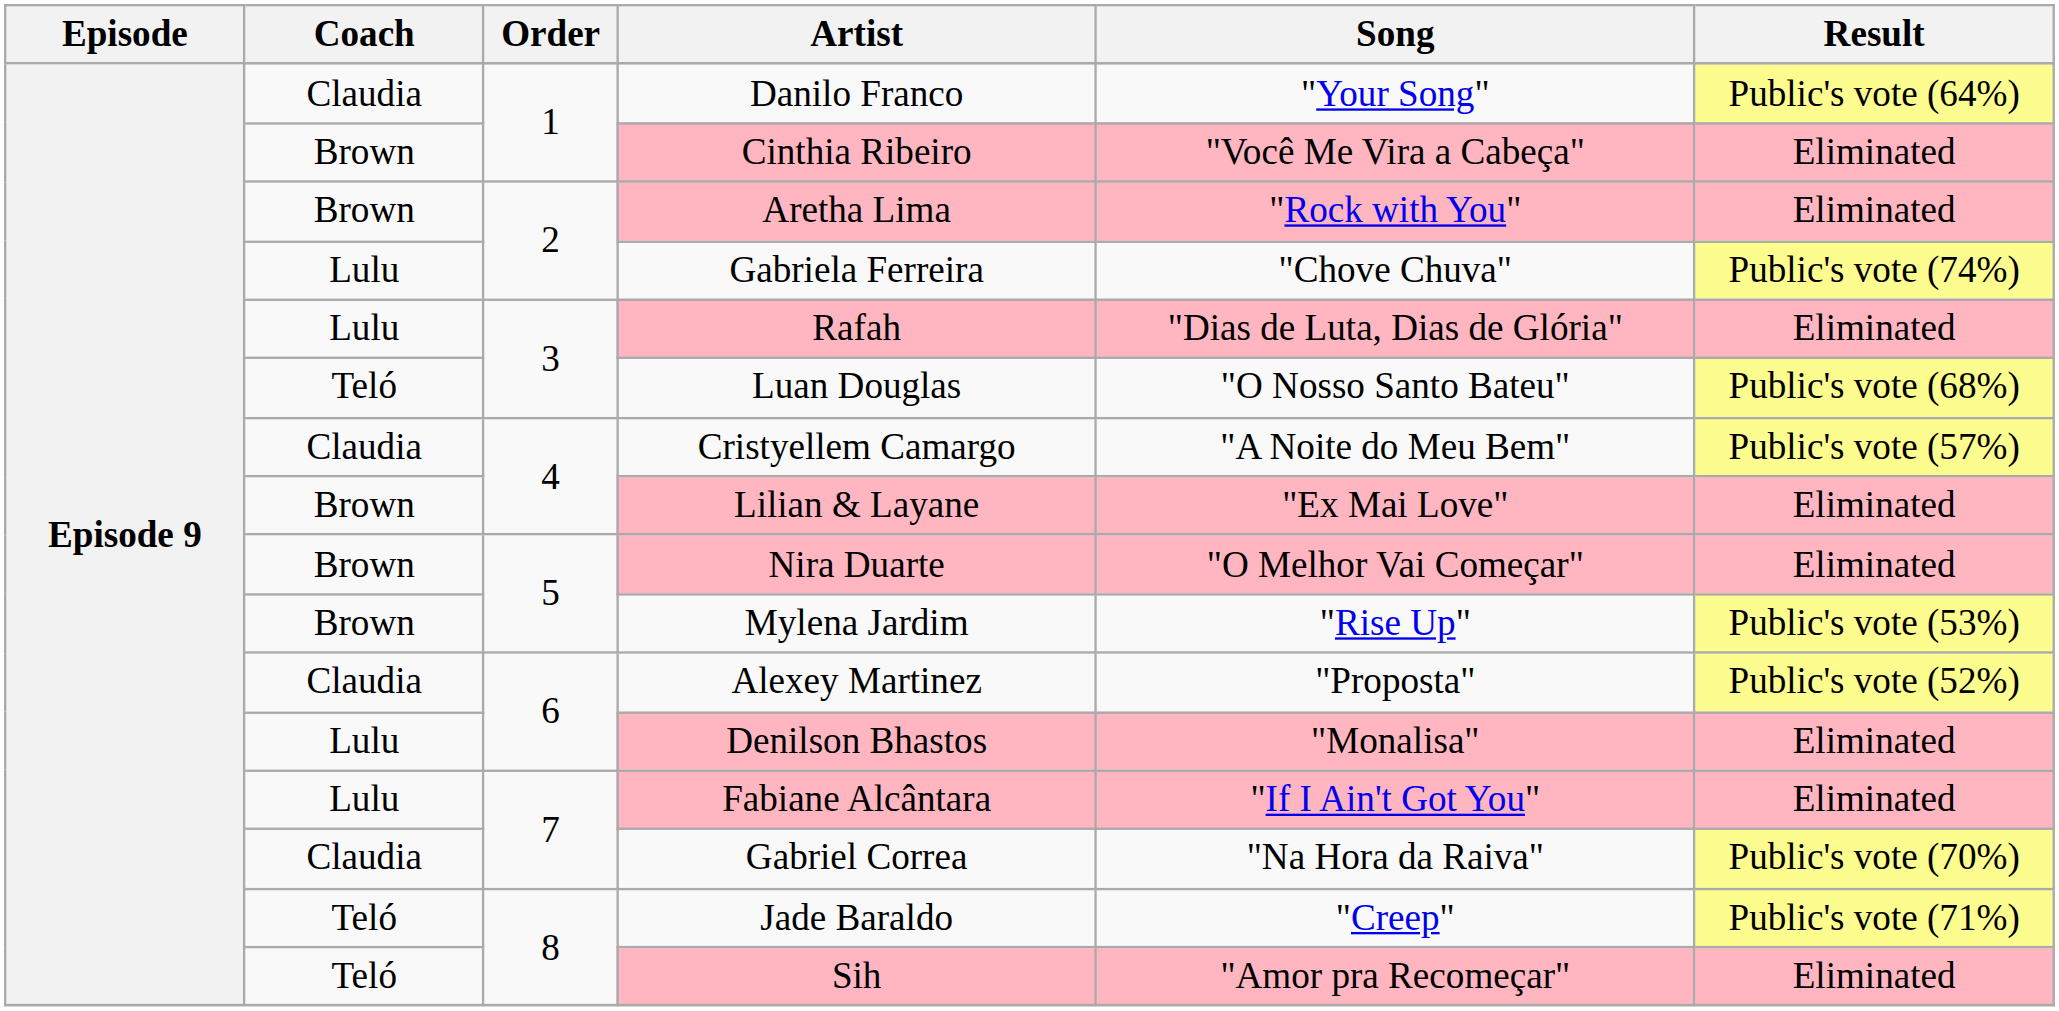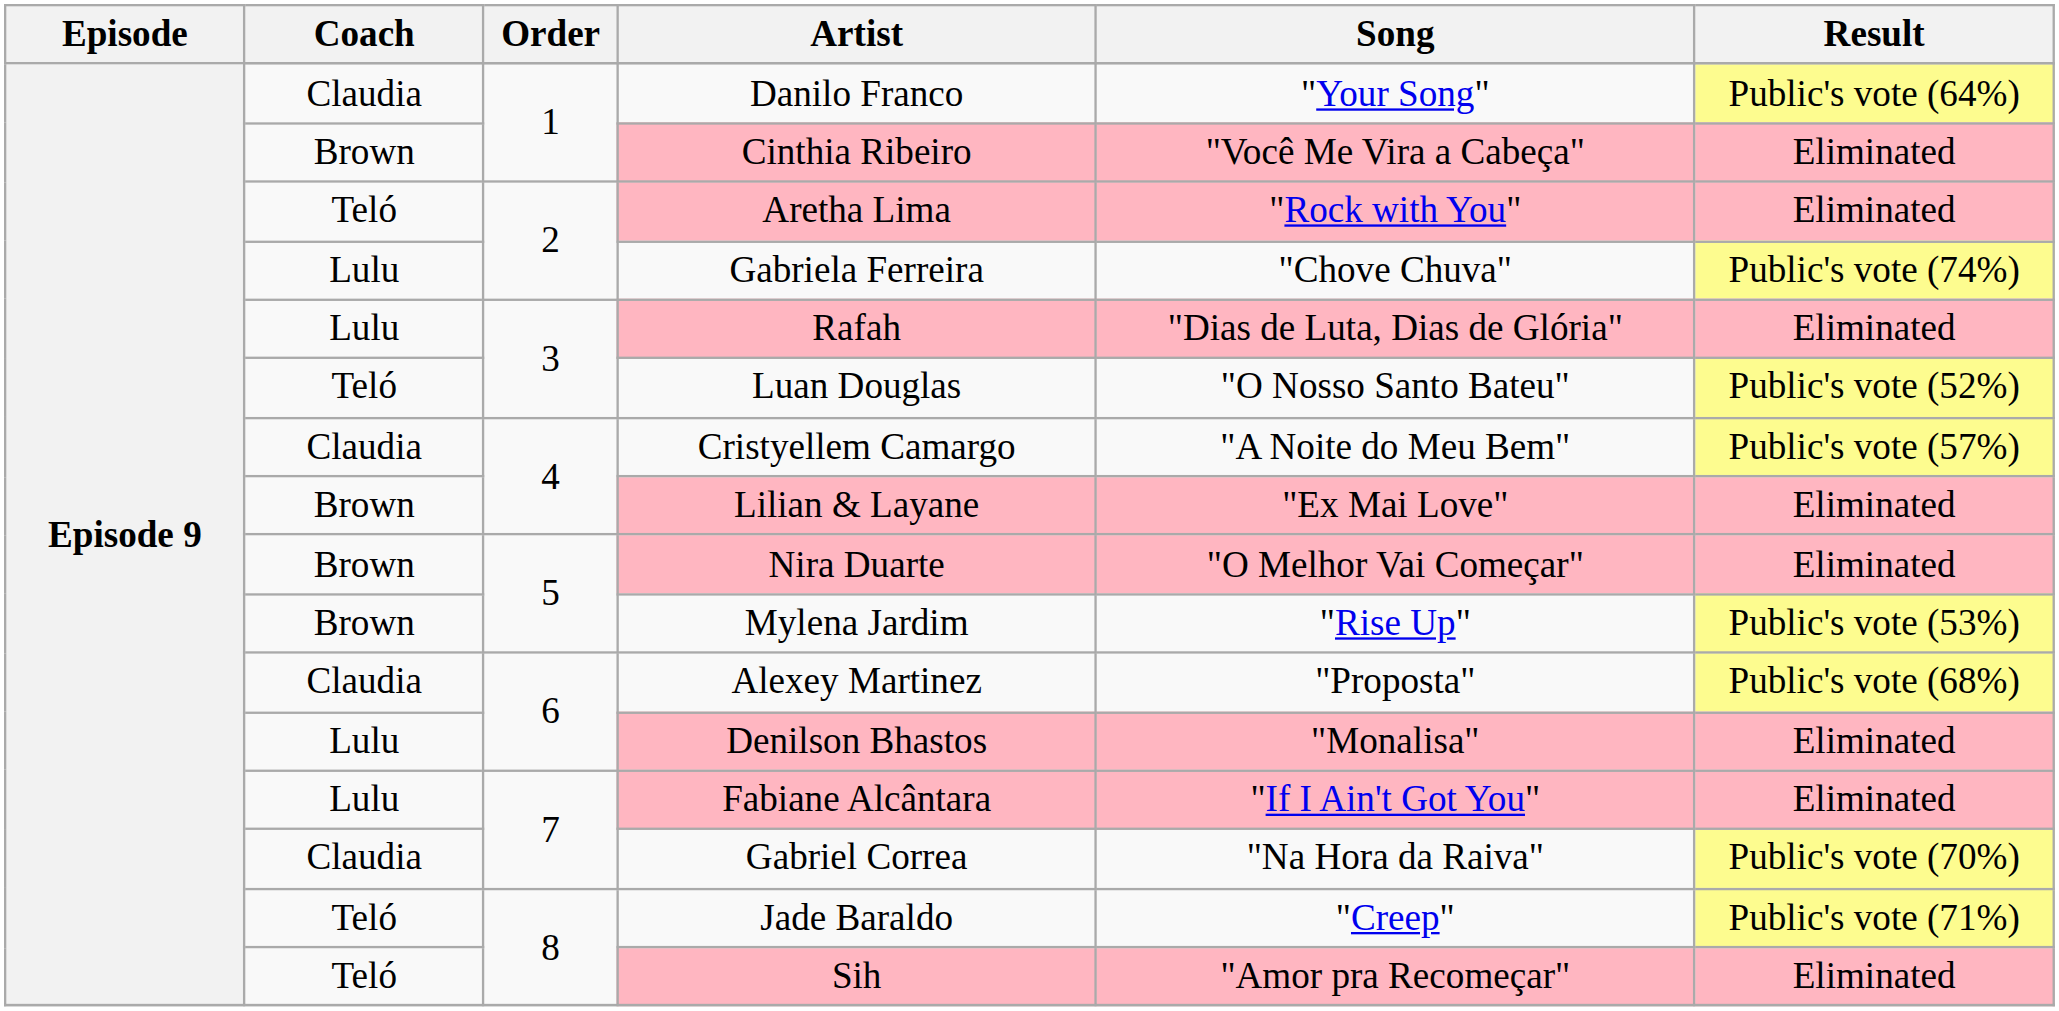(364, 210) Brown -> (364, 210) Teló
(1874, 387) Public's vote (68%) -> (1874, 387) Public's vote (52%)
(1874, 681) Public's vote (52%) -> (1874, 681) Public's vote (68%)
